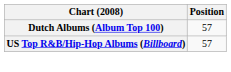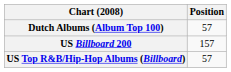+ row: (96, 43)
